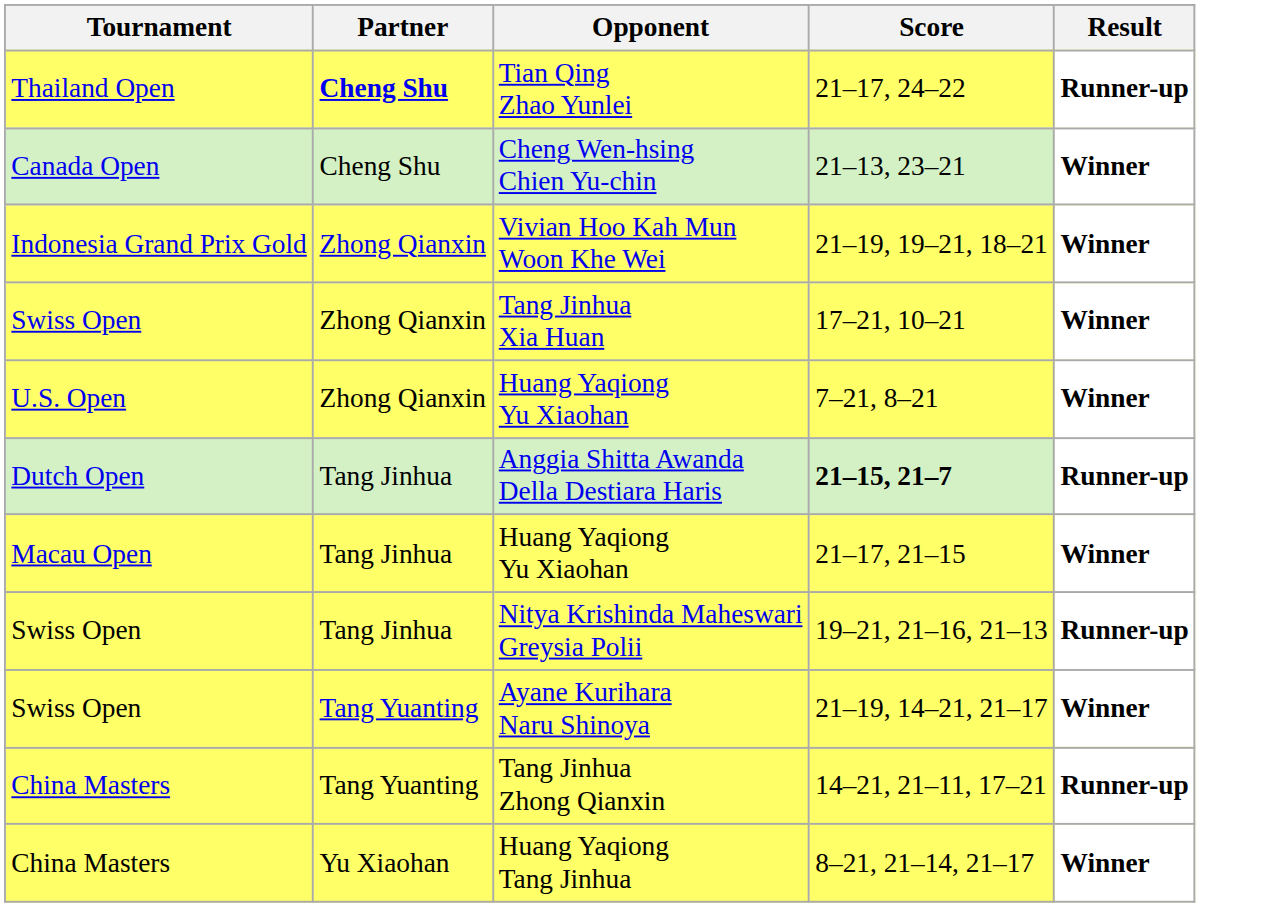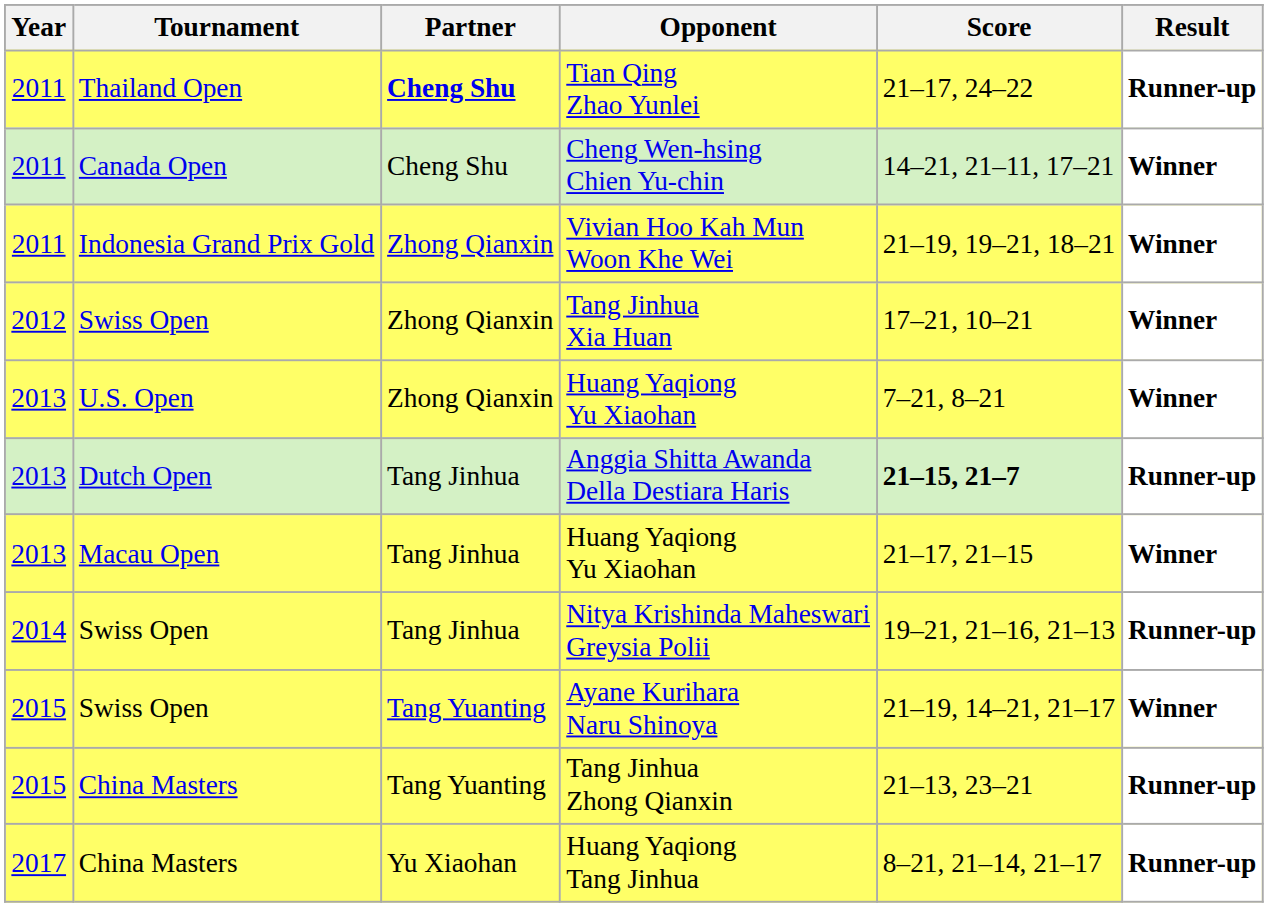+ column: (39, 27)
(891, 166) 21–13, 23–21 -> (999, 166) 14–21, 21–11, 17–21
(931, 785) 14–21, 21–11, 17–21 -> (958, 785) 21–13, 23–21
(1105, 862) Winner -> (1192, 862) Runner-up
